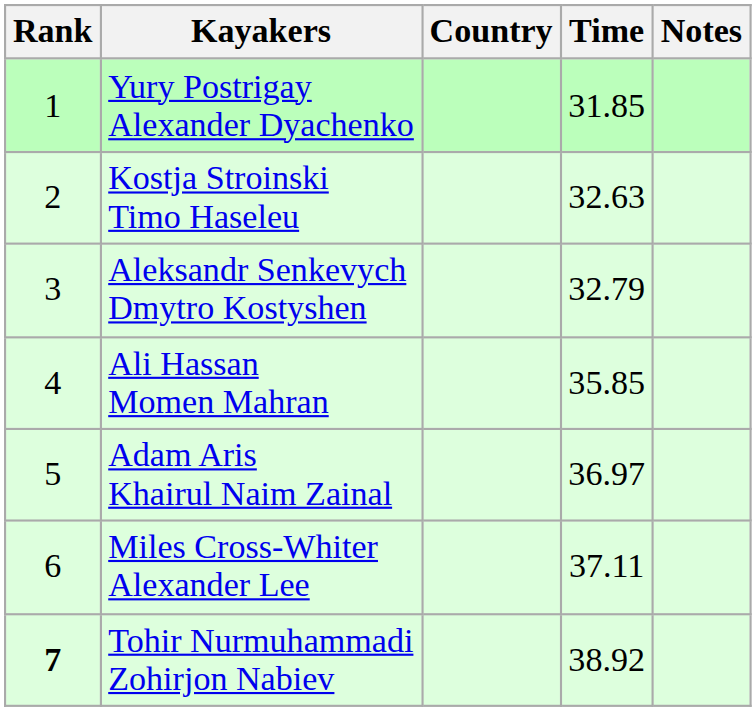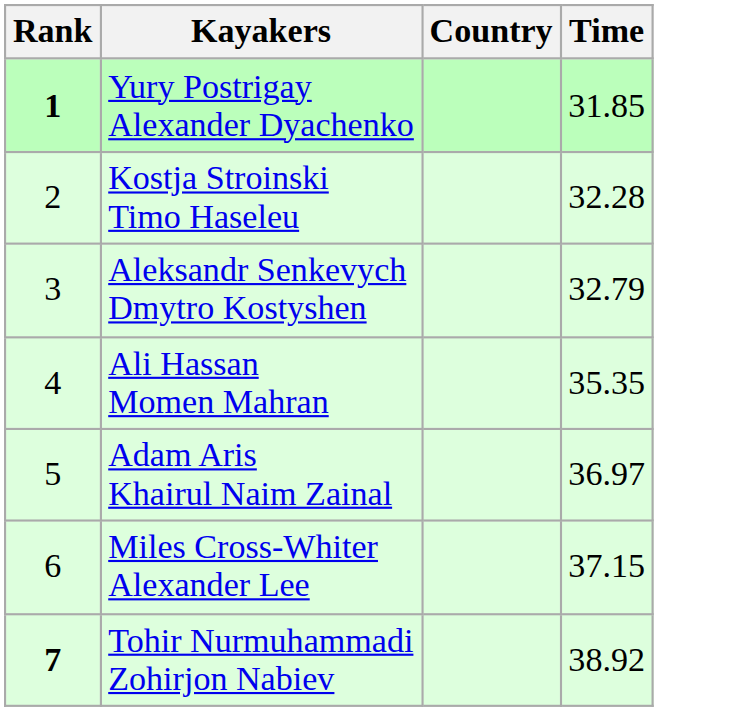- column: (701, 31)
(53, 104) normal -> (53, 104) bold
(607, 197) 32.63 -> (607, 197) 32.28
(607, 381) 35.85 -> (607, 381) 35.35
(607, 566) 37.11 -> (607, 566) 37.15
